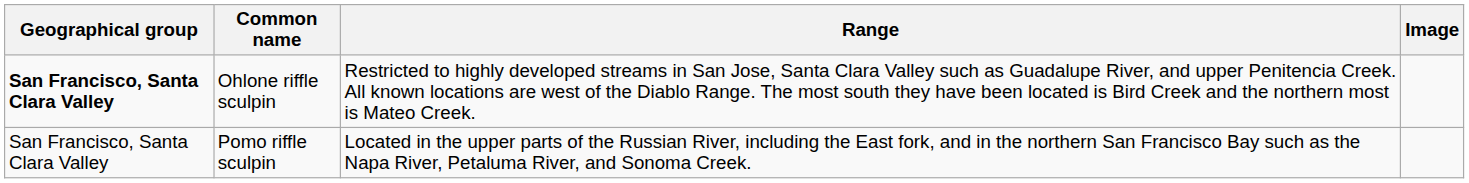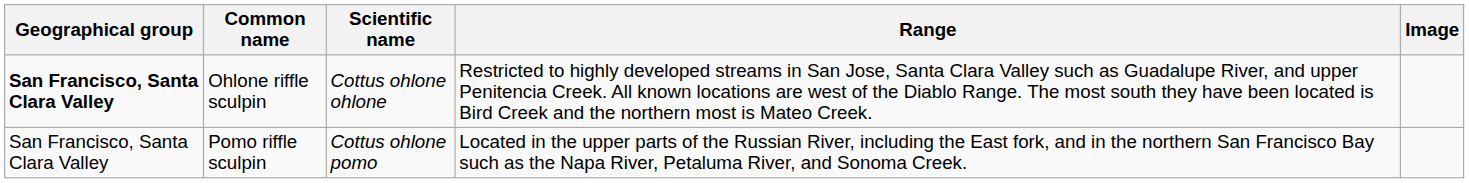+ column: (391, 29)
